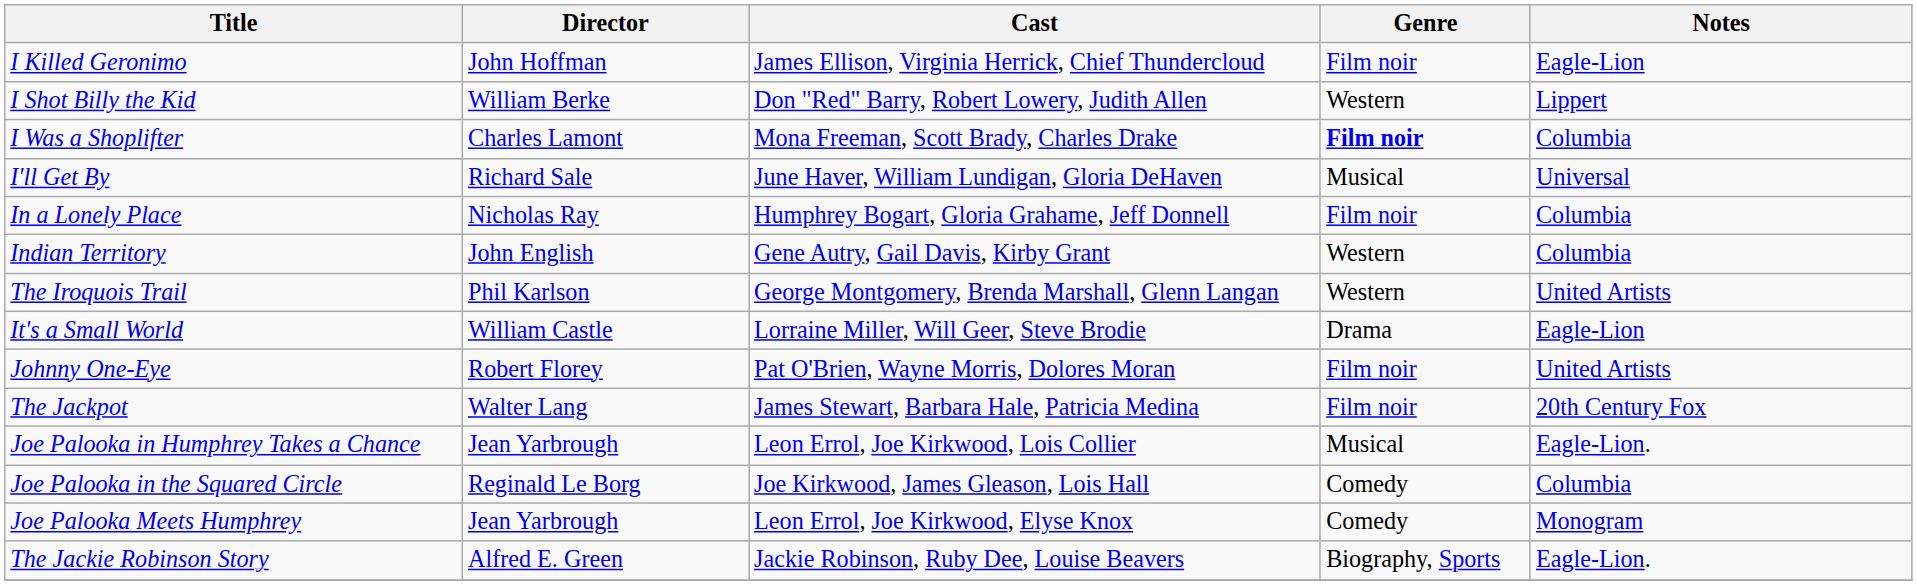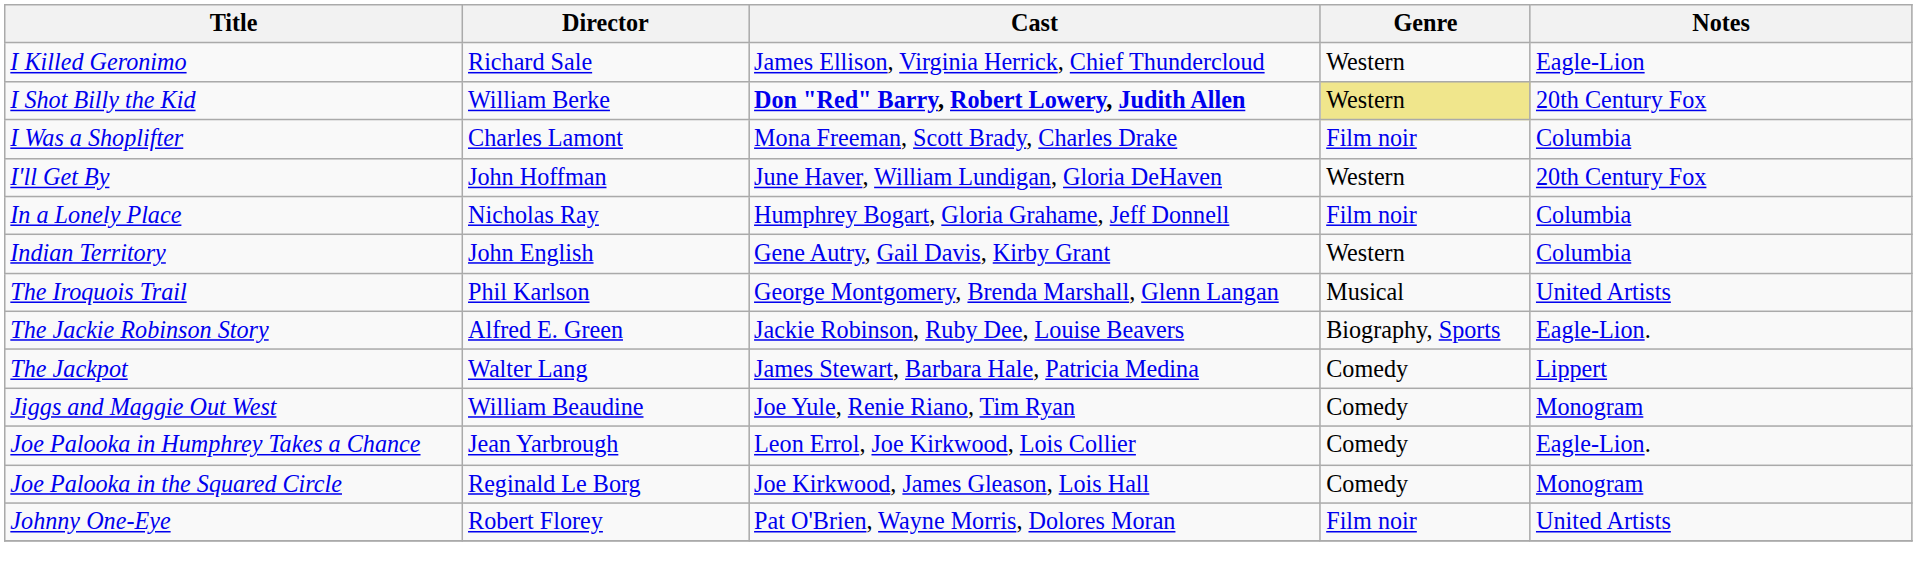(537, 61) John Hoffman -> (530, 61) Richard Sale
(1372, 61) Film noir -> (1365, 61) Western
(980, 100) normal -> (1000, 100) bold
(1365, 100) no background -> (1365, 100) khaki background
(1572, 100) Lippert -> (1621, 100) 20th Century Fox
(1375, 138) bold -> (1372, 138) normal
(530, 176) Richard Sale -> (537, 176) John Hoffman
(1365, 176) Musical -> (1365, 176) Western
(1583, 176) Universal -> (1621, 176) 20th Century Fox
(1365, 291) Western -> (1365, 291) Musical
- row: (97, 330)
rows swapped: (139, 560) <-> (90, 368)
(1372, 406) Film noir -> (1367, 368) Comedy
(1621, 406) 20th Century Fox -> (1572, 368) Lippert
+ row: (143, 406)
(1365, 445) Musical -> (1367, 445) Comedy
(1584, 483) Columbia -> (1590, 483) Monogram
- row: (156, 521)
